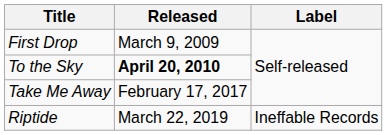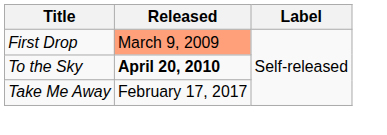(169, 42) no background -> (169, 42) lightsalmon background
- row: (33, 117)
